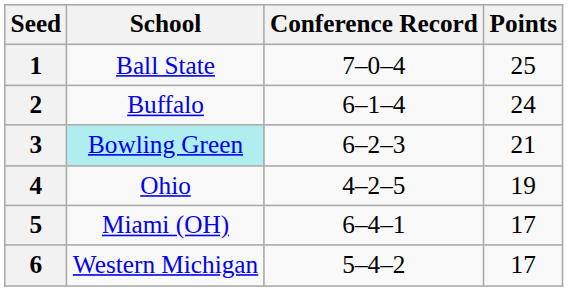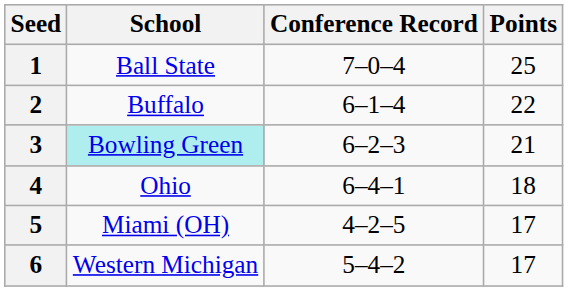(523, 104) 24 -> (523, 104) 22
(374, 184) 4–2–5 -> (374, 184) 6–4–1
(523, 184) 19 -> (523, 184) 18
(374, 225) 6–4–1 -> (374, 225) 4–2–5
